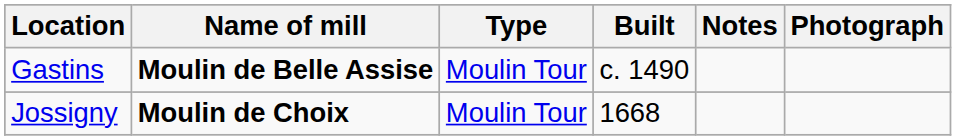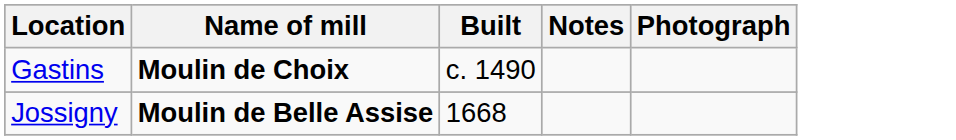- column: (516, 26)
(286, 69) Moulin de Belle Assise -> (243, 69) Moulin de Choix
(243, 112) Moulin de Choix -> (286, 112) Moulin de Belle Assise
